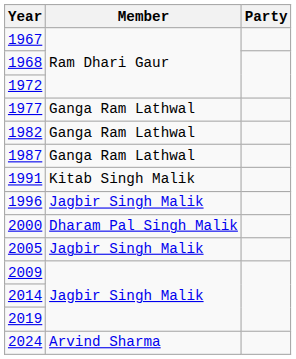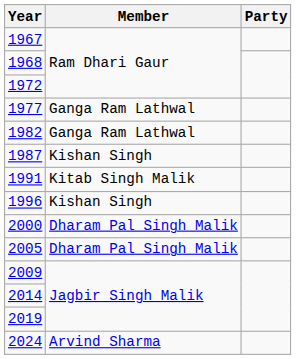(122, 156) Ganga Ram Lathwal -> (101, 156) Kishan Singh
(126, 203) Jagbir Singh Malik -> (101, 203) Kishan Singh
(126, 249) Jagbir Singh Malik -> (144, 249) Dharam Pal Singh Malik
